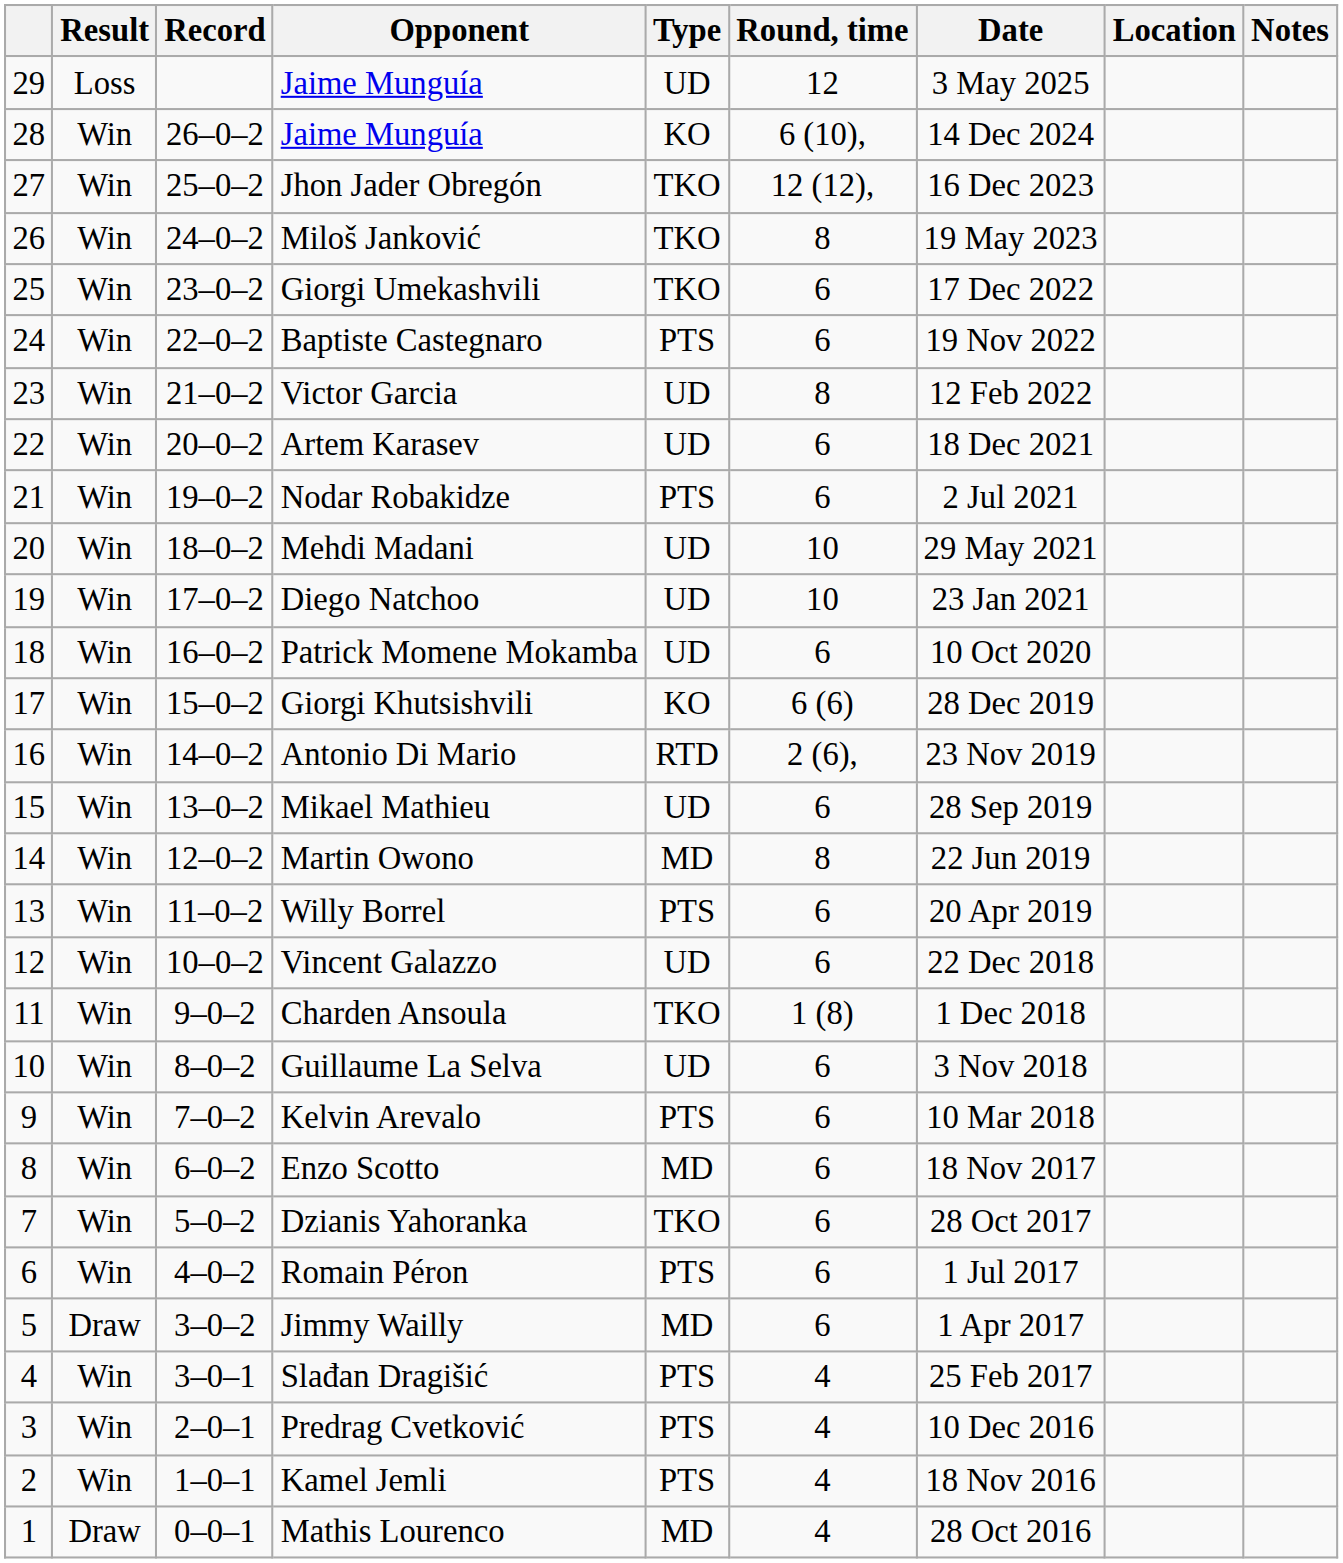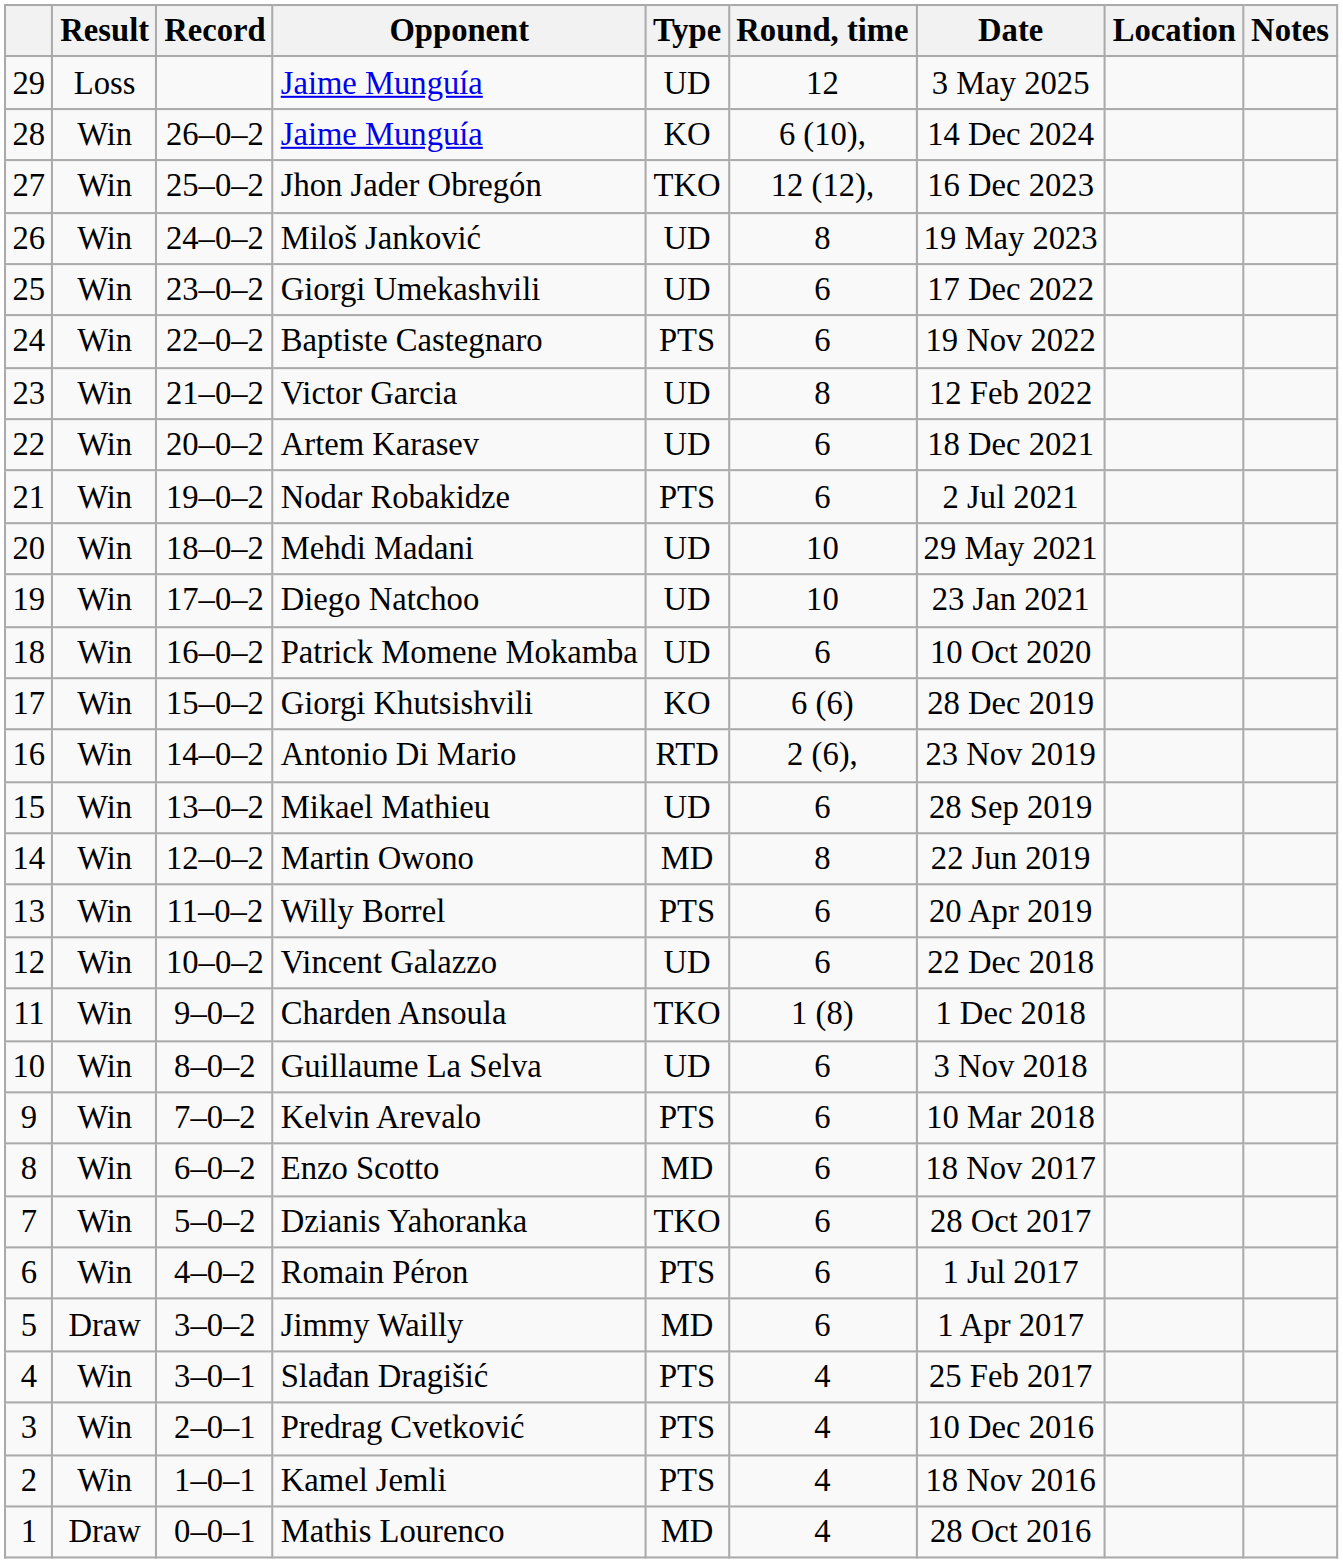(687, 237) TKO -> (687, 237) UD
(687, 289) TKO -> (687, 289) UD
